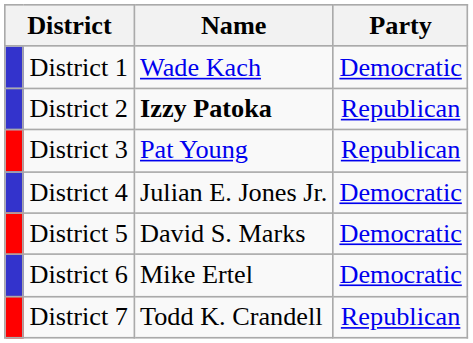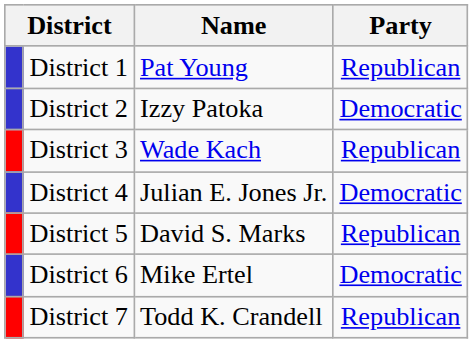(201, 66) Wade Kach -> (194, 66) Pat Young
(401, 66) Democratic -> (401, 66) Republican
(206, 108) bold -> (202, 108) normal
(401, 108) Republican -> (401, 108) Democratic
(194, 150) Pat Young -> (201, 150) Wade Kach
(401, 233) Democratic -> (401, 233) Republican
